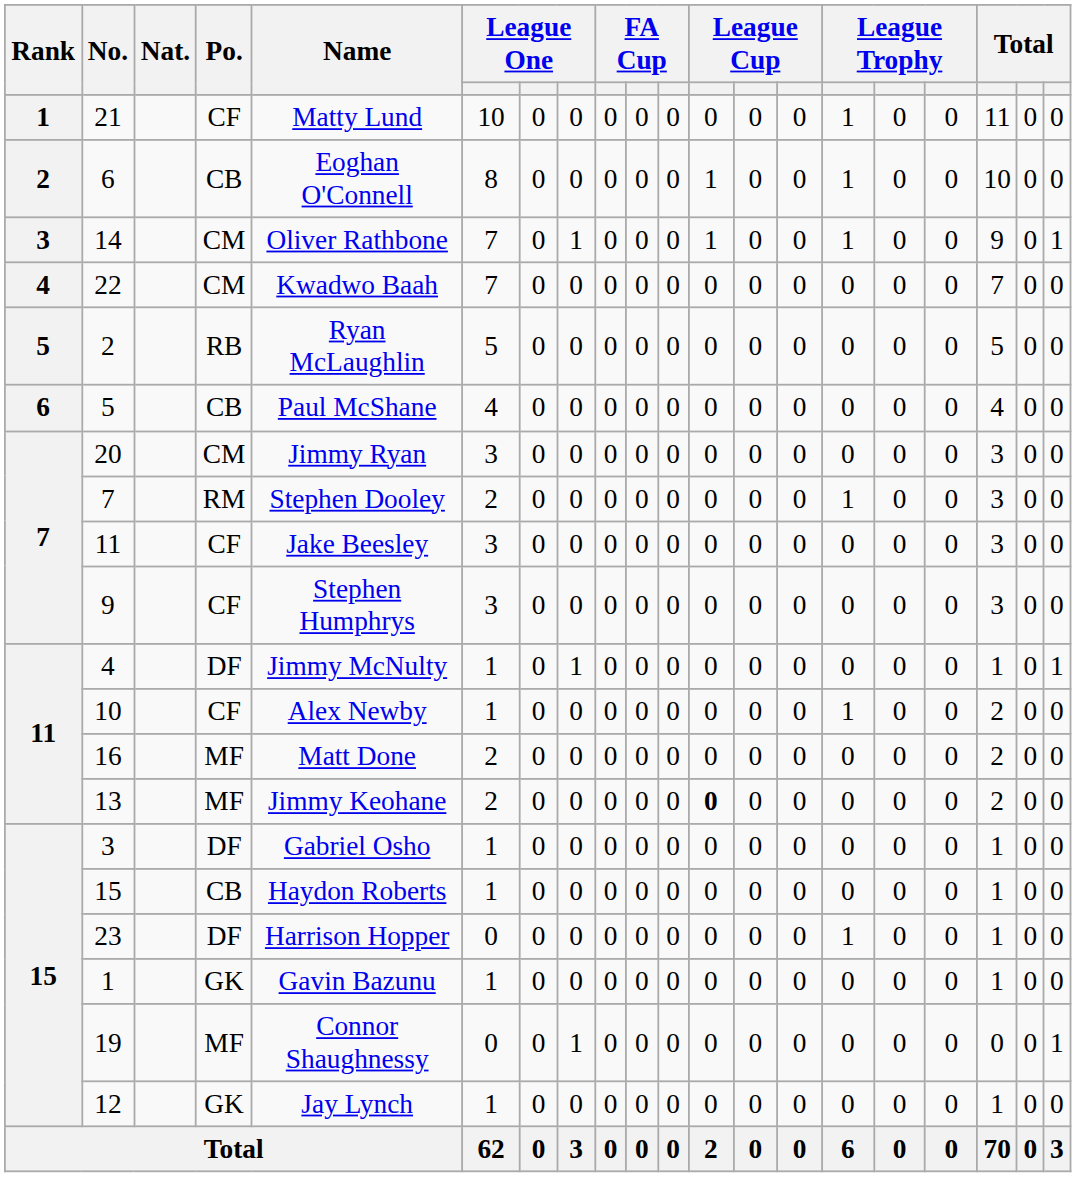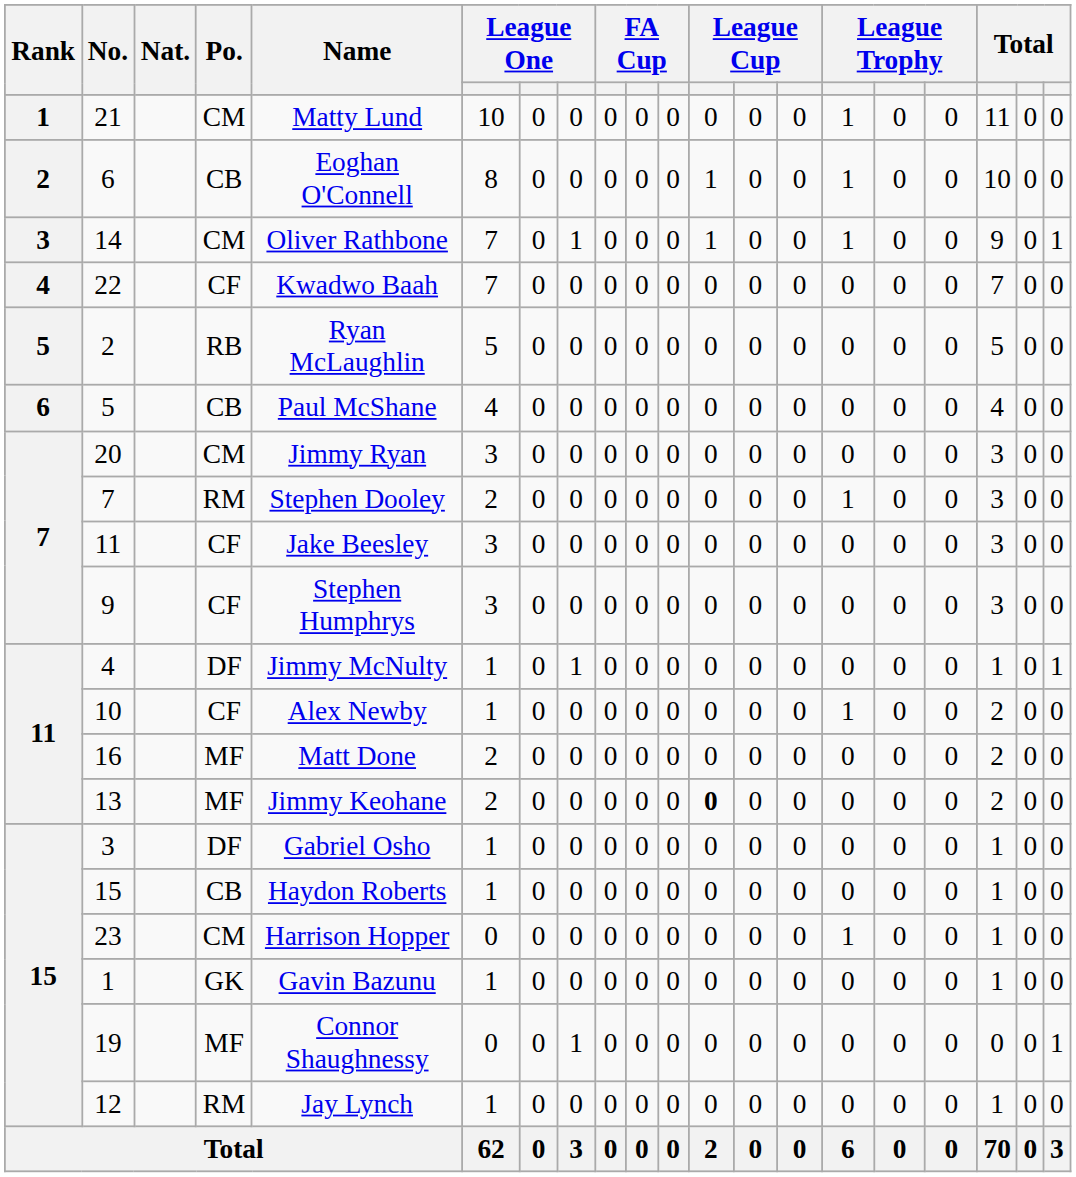(224, 117) CF -> (224, 117) CM
(224, 285) CM -> (224, 285) CF
(224, 936) DF -> (224, 936) CM
(224, 1104) GK -> (224, 1104) RM
